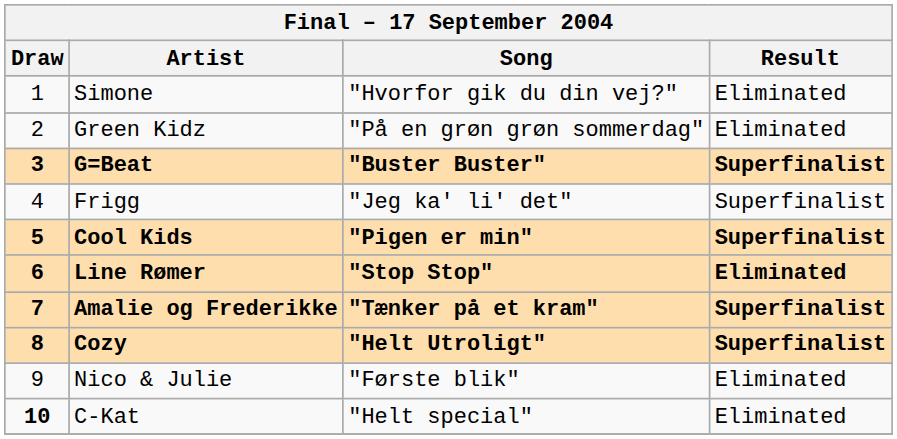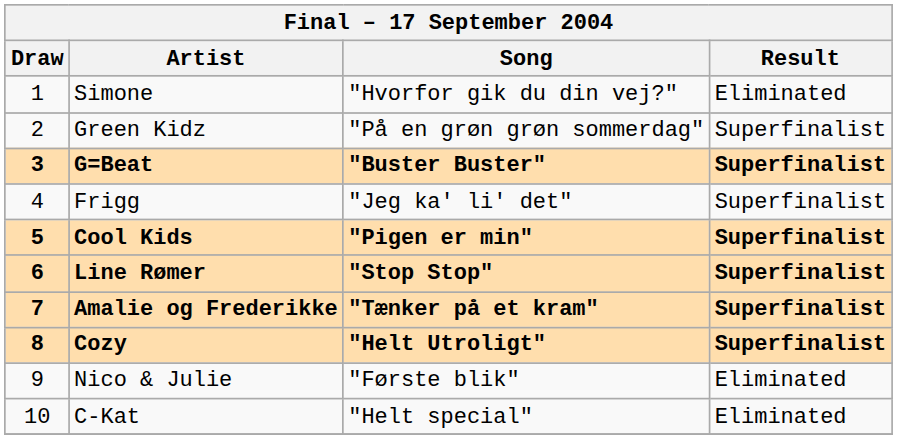(781, 130) Eliminated -> (800, 130) Superfinalist
(781, 273) Eliminated -> (800, 273) Superfinalist
(37, 417) bold -> (37, 417) normal
